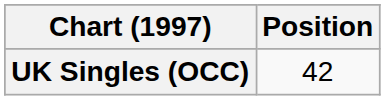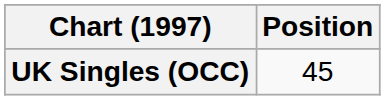(318, 71) 42 -> (318, 71) 45
